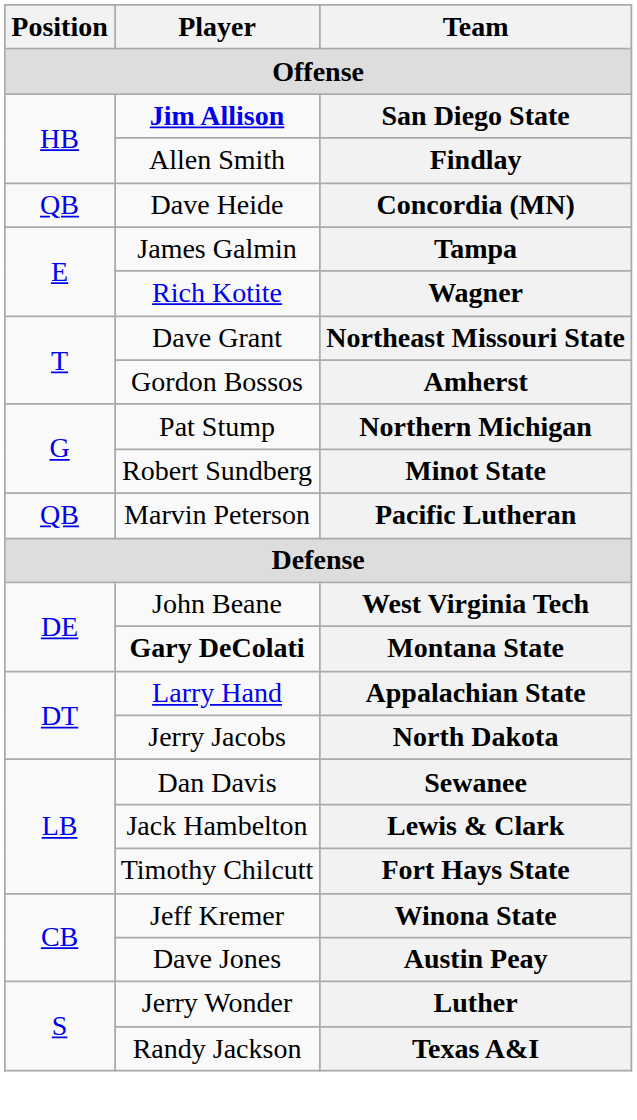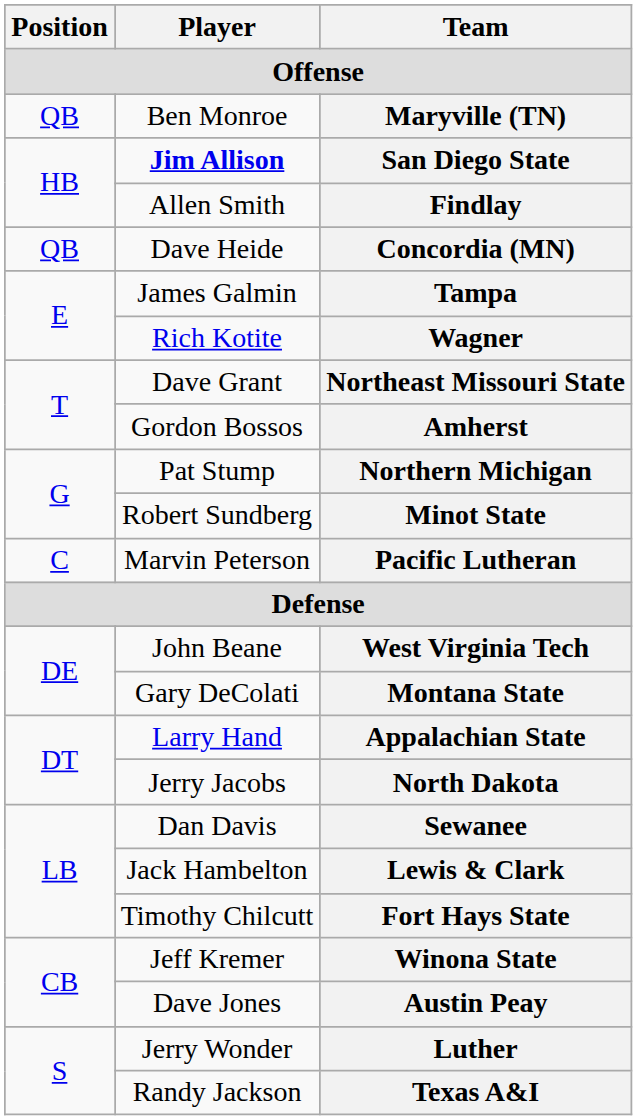+ row: (476, 115)
(60, 515) QB -> (60, 559) C
(217, 648) bold -> (217, 692) normal
